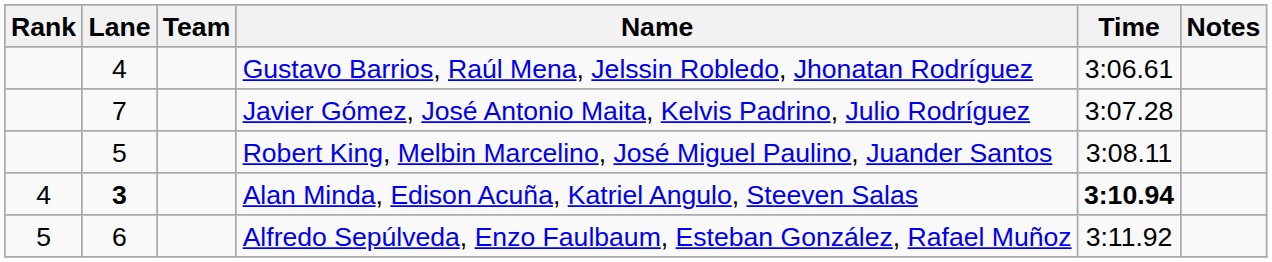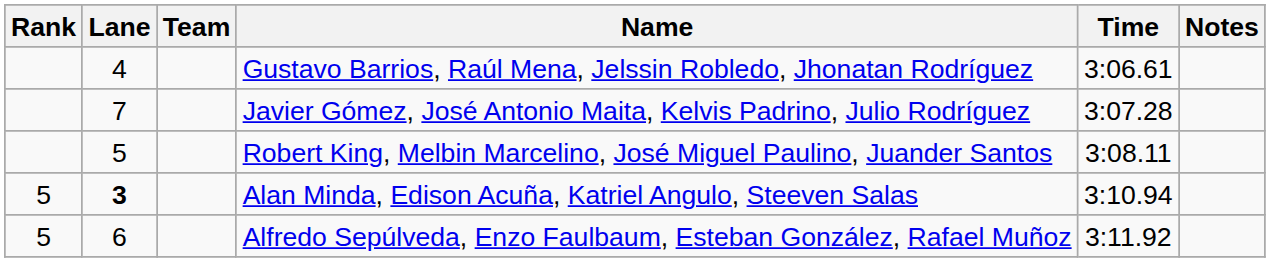(44, 195) 4 -> (44, 195) 5
(1129, 195) bold -> (1128, 195) normal
